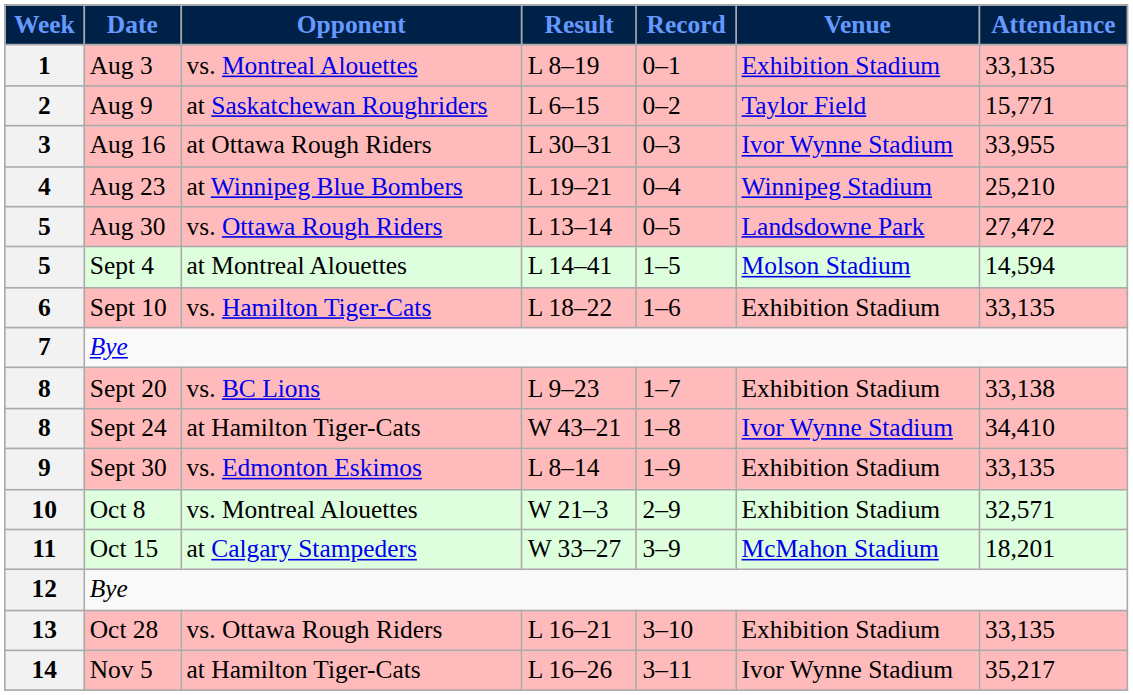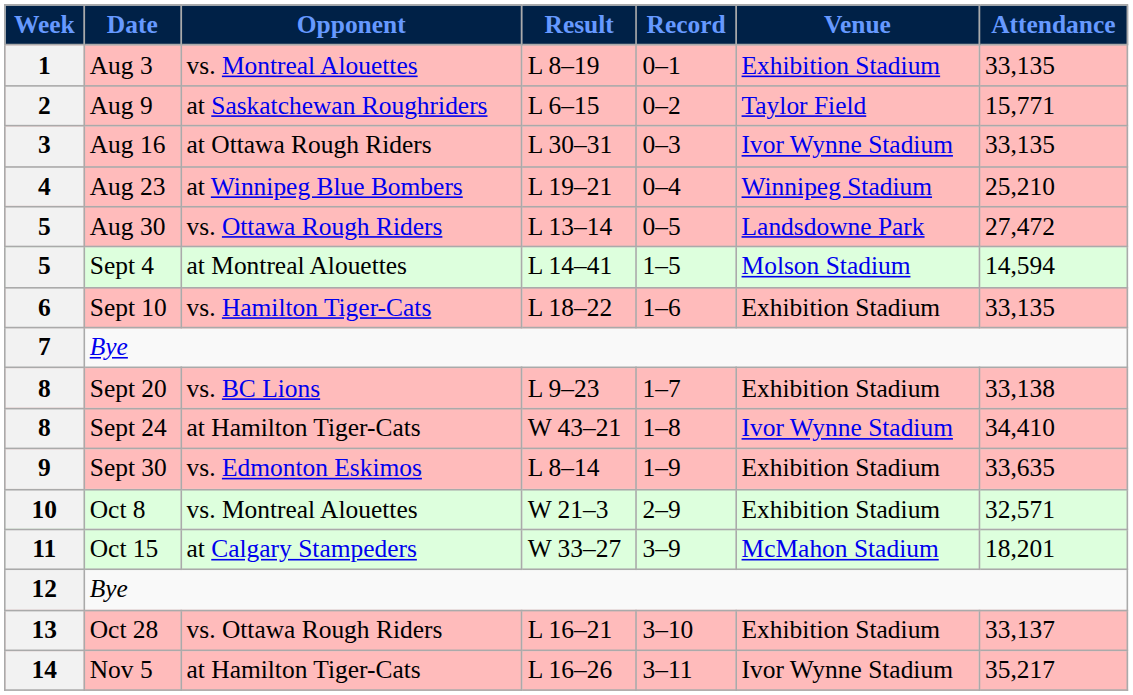(1020, 145) 33,955 -> (1020, 145) 33,135
(1020, 468) 33,135 -> (1020, 468) 33,635
(1020, 629) 33,135 -> (1020, 629) 33,137
